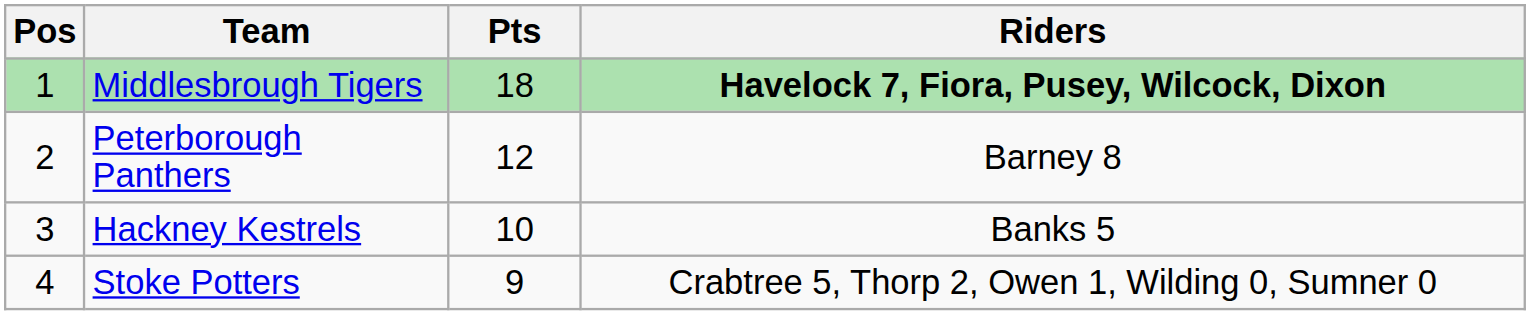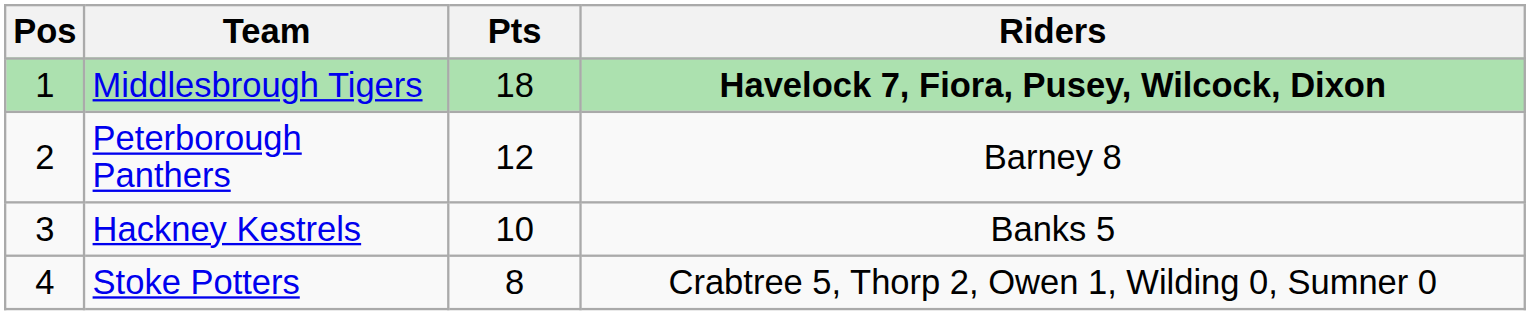(515, 282) 9 -> (515, 282) 8
